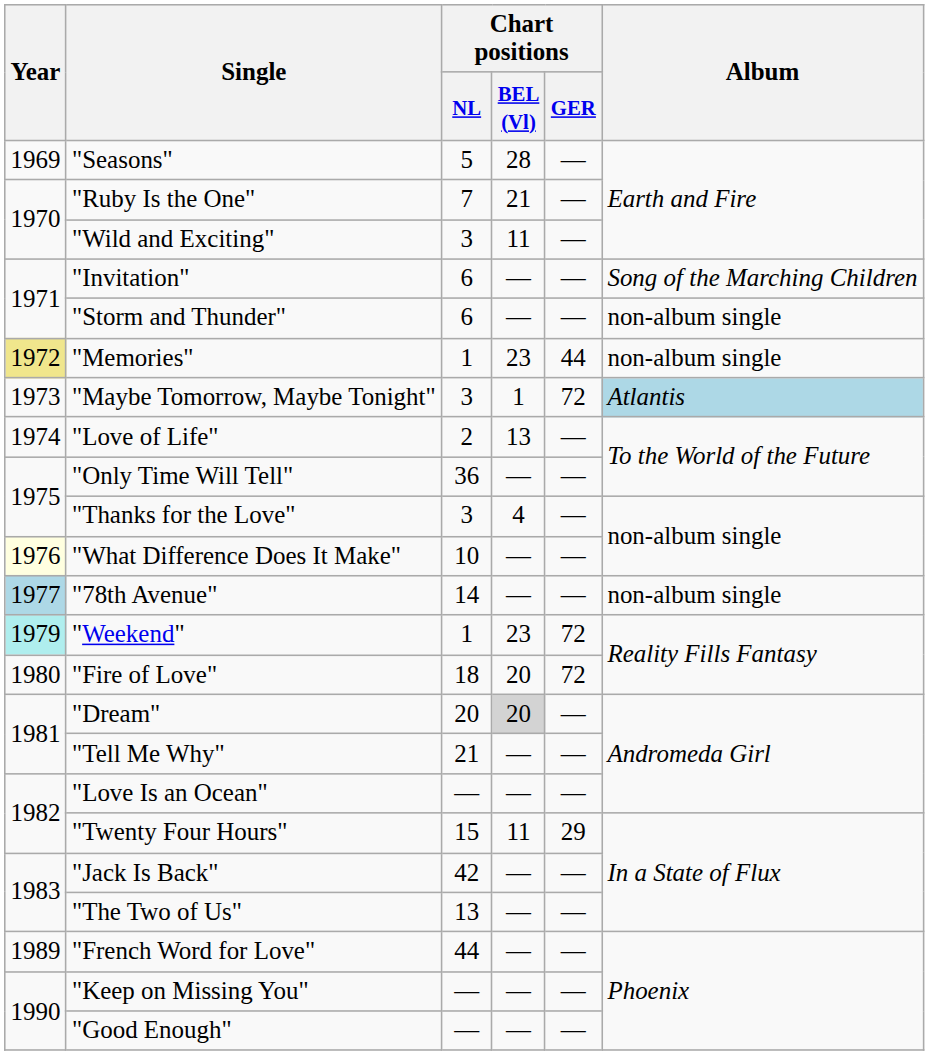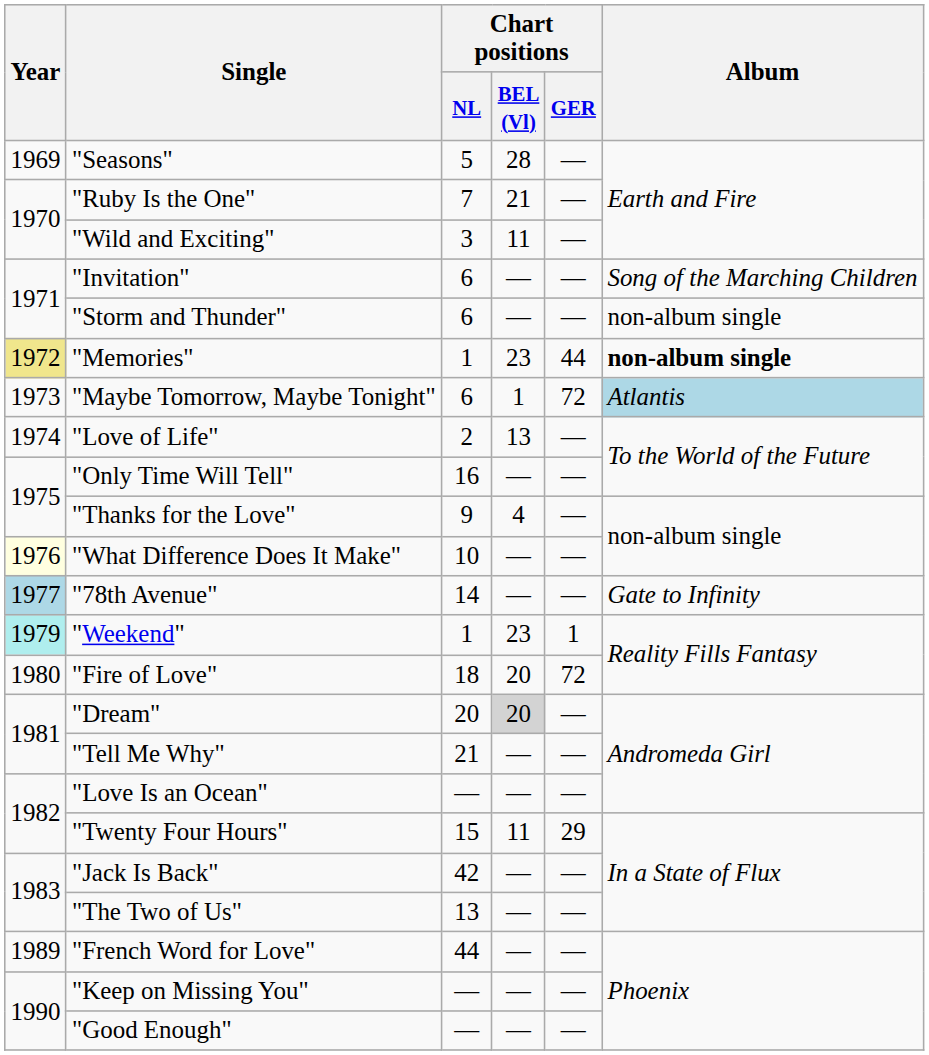(694, 357) normal -> (699, 357) bold
(467, 397) 3 -> (467, 397) 6
(467, 476) 36 -> (467, 476) 16
(467, 515) 3 -> (467, 515) 9
(694, 595) non-album single -> (684, 595) Gate to Infinity
(573, 634) 72 -> (573, 634) 1
